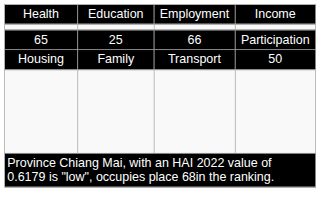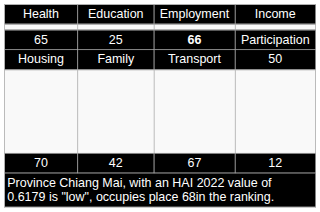(194, 39) normal -> (194, 39) bold
+ row: (41, 163)
